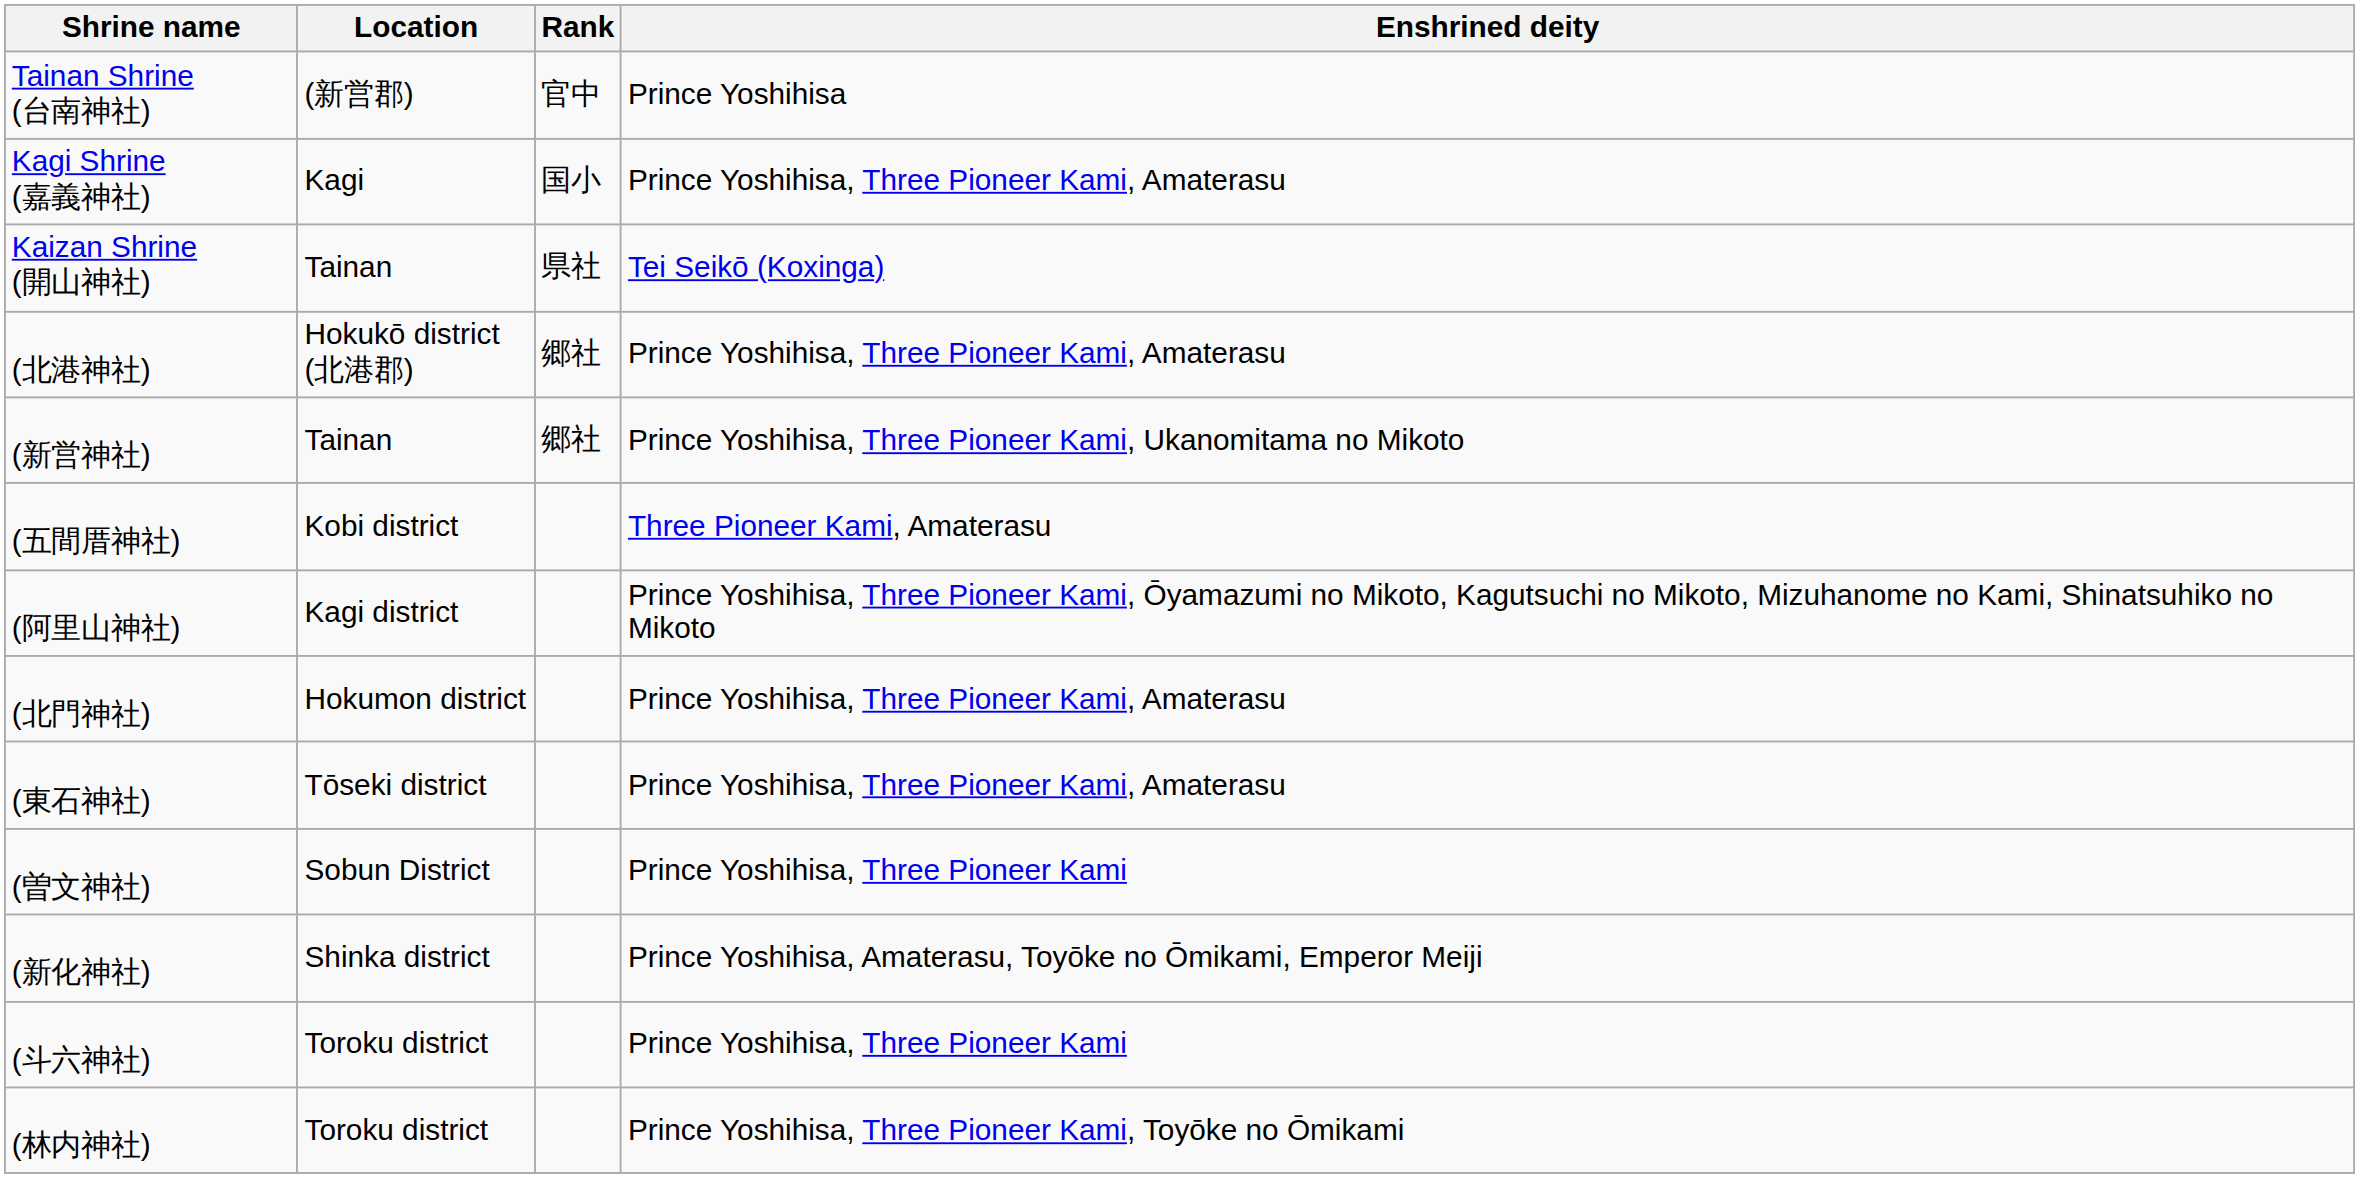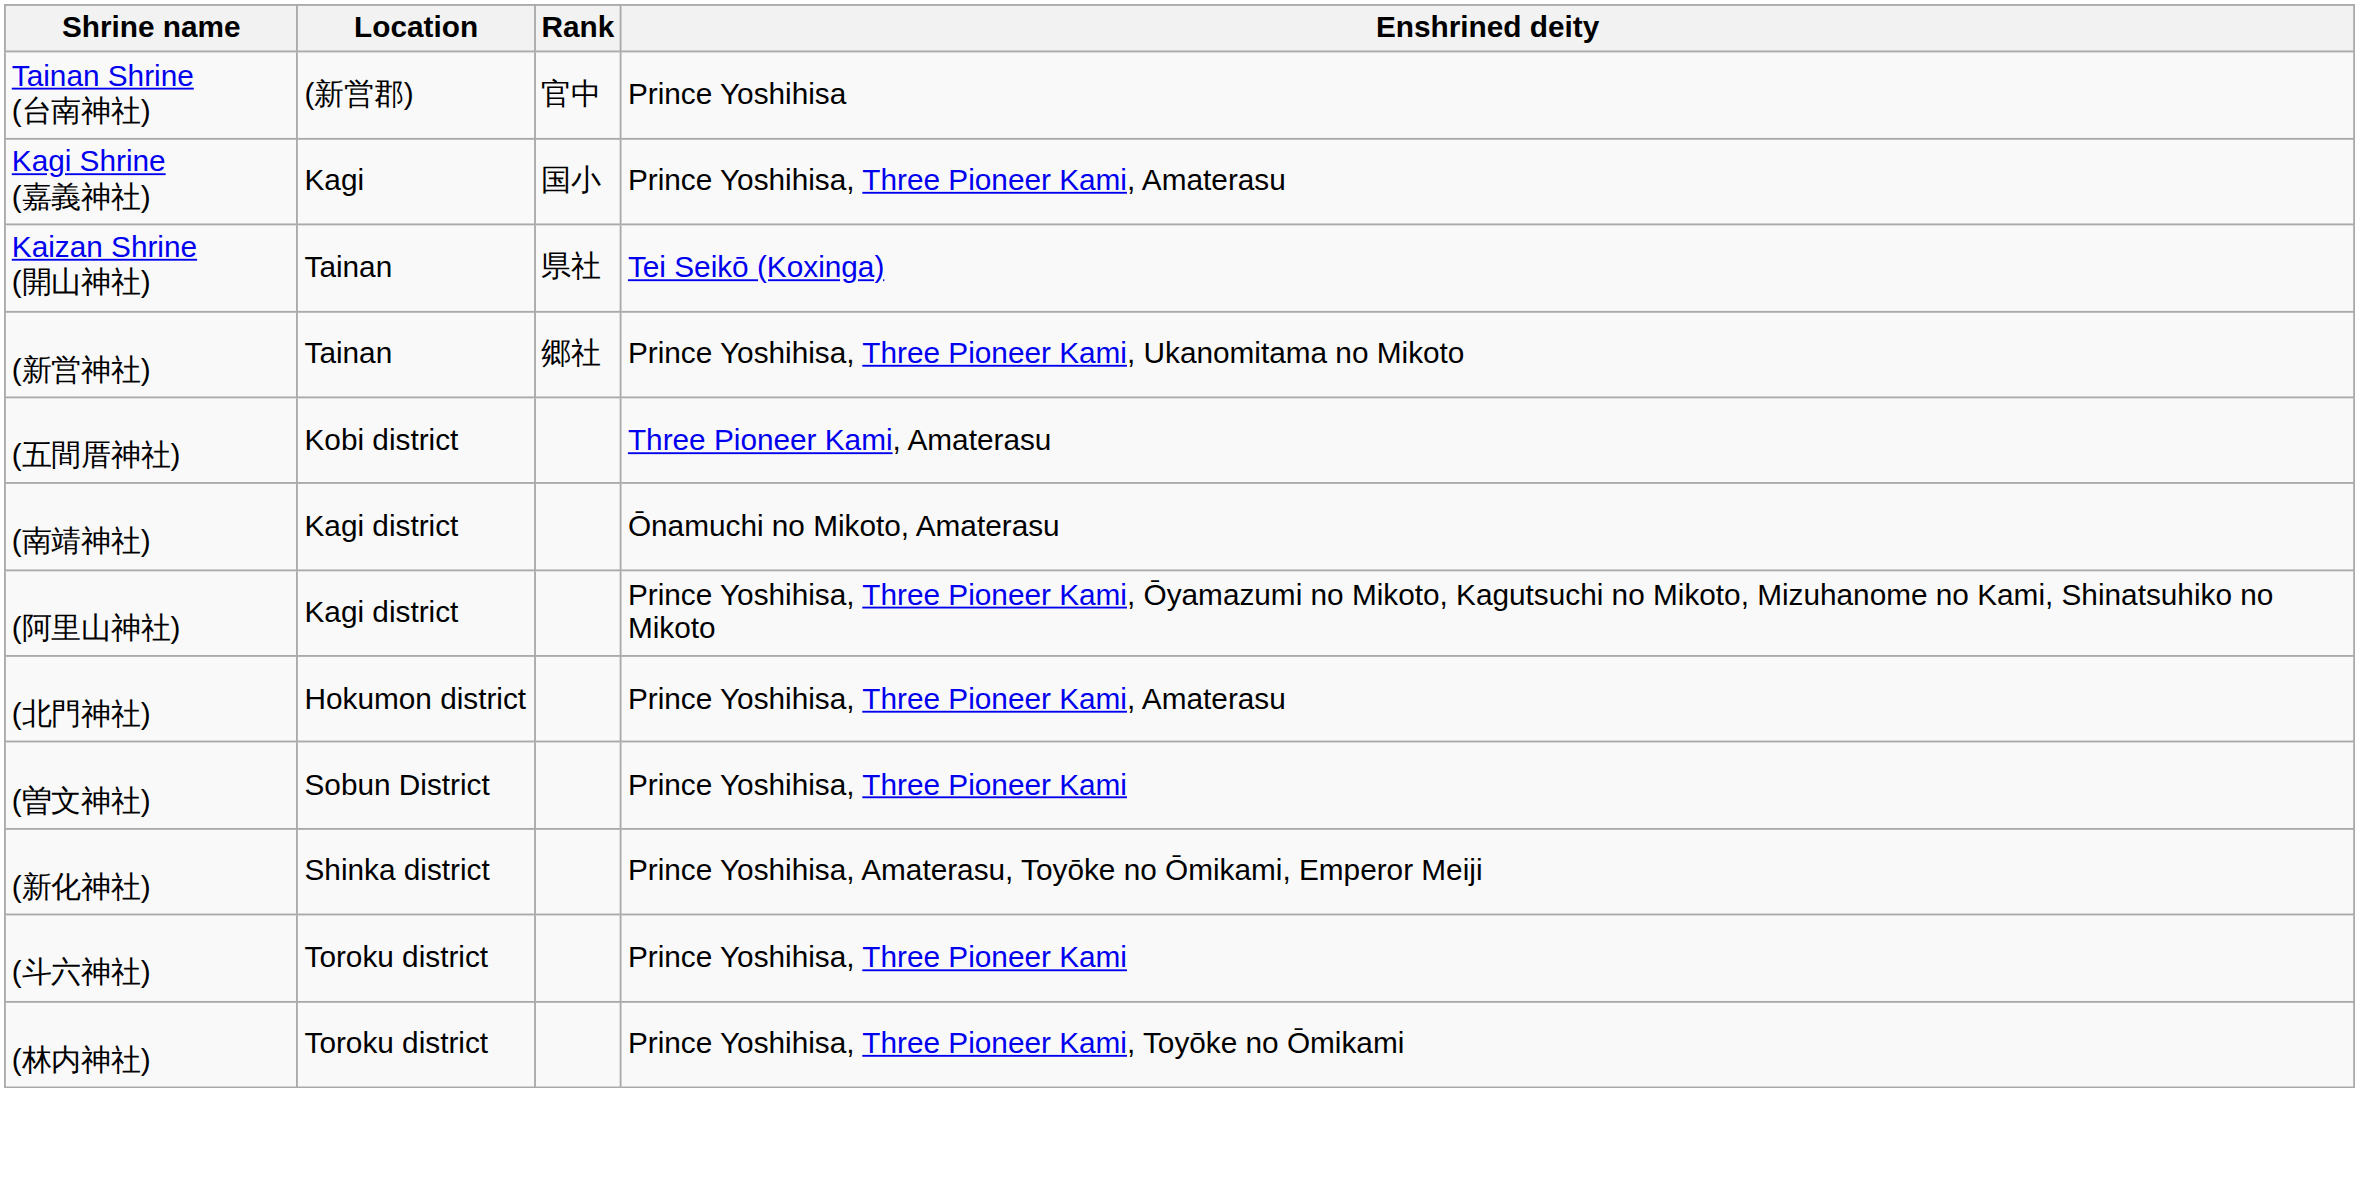- row: (81, 369)
+ row: (81, 541)
- row: (81, 800)
